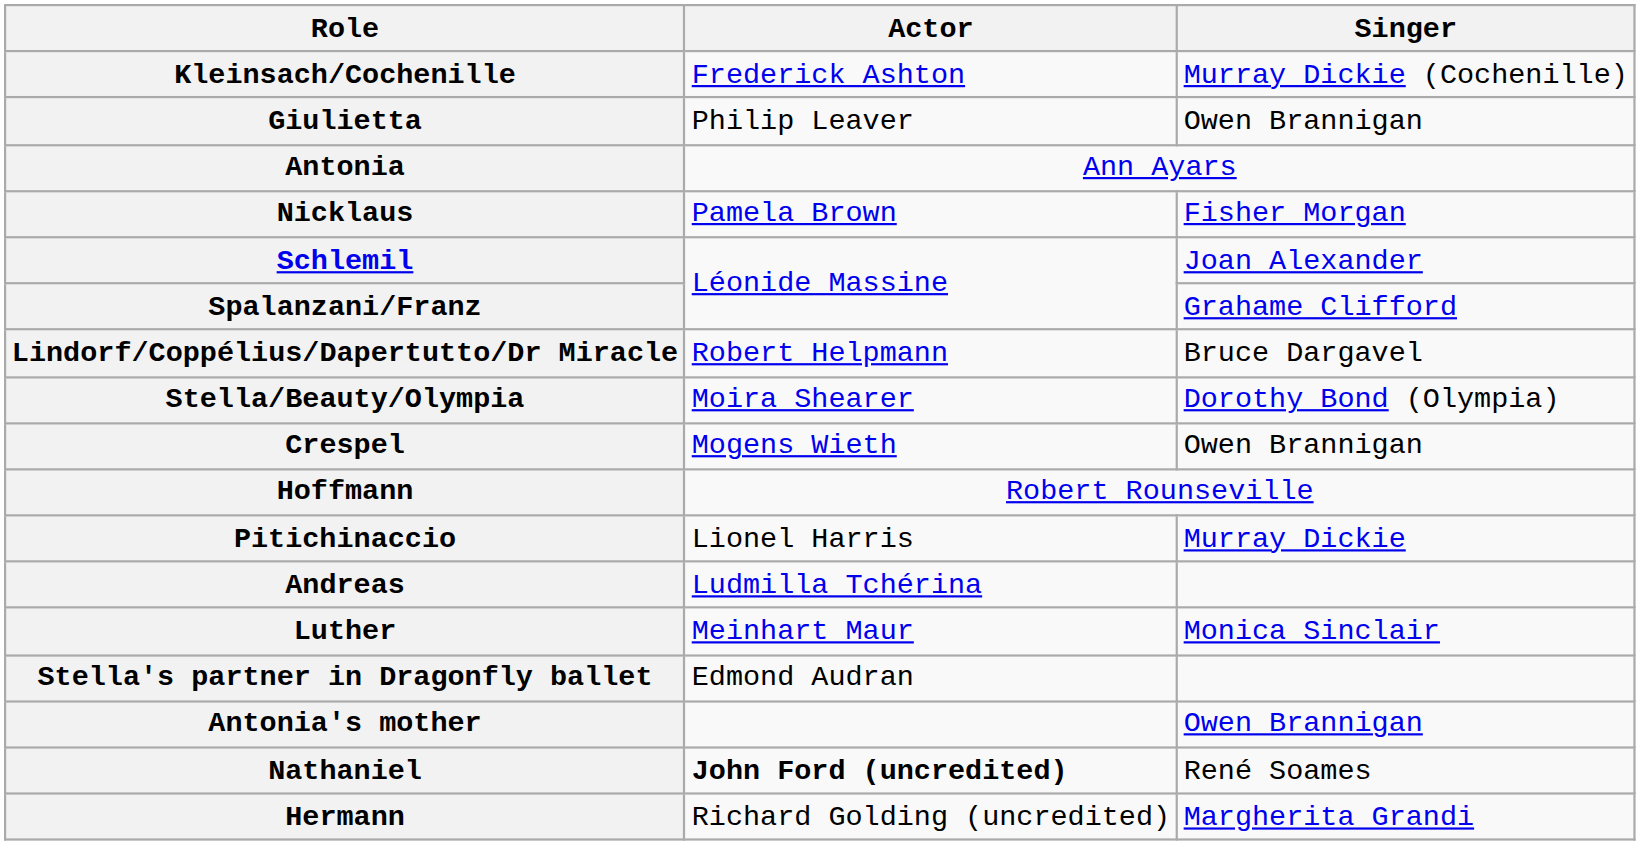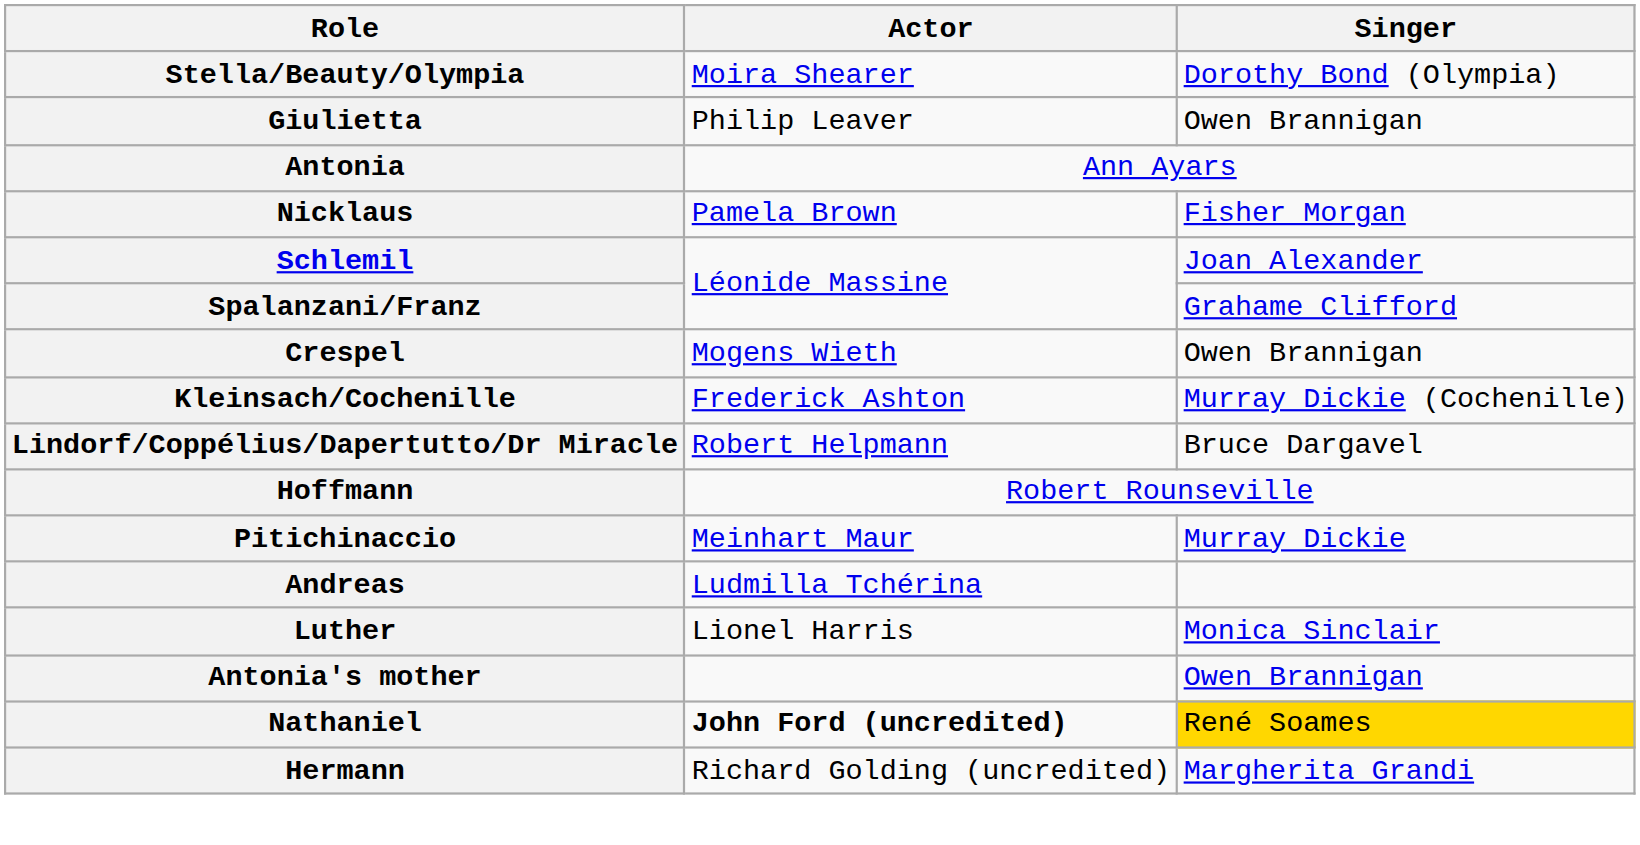rows swapped: (345, 400) <-> (345, 75)
rows swapped: (345, 353) <-> (345, 446)
(803, 539) Lionel Harris -> (803, 539) Meinhart Maur
(803, 632) Meinhart Maur -> (803, 632) Lionel Harris
- row: (345, 678)
(1278, 771) no background -> (1278, 724) gold background
